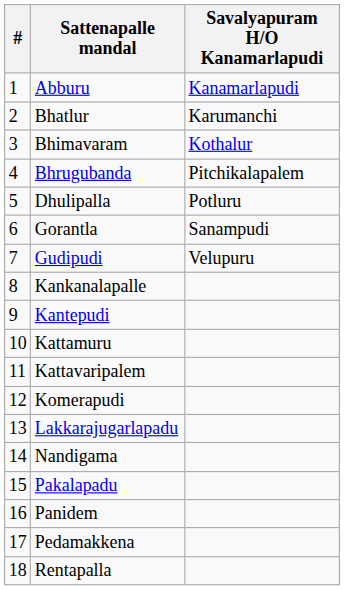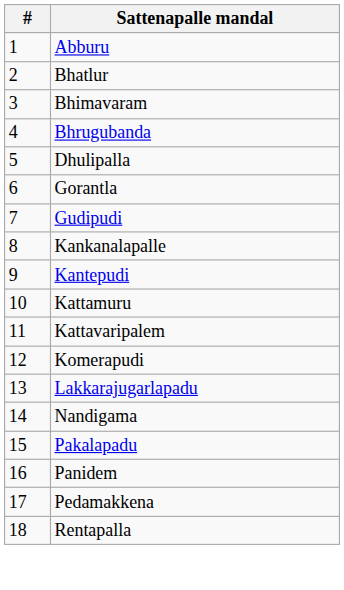- column: (262, 38)
